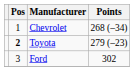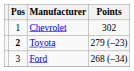(109, 27) 268 (–34) -> (109, 27) 302
(109, 59) 302 -> (109, 59) 268 (–34)
